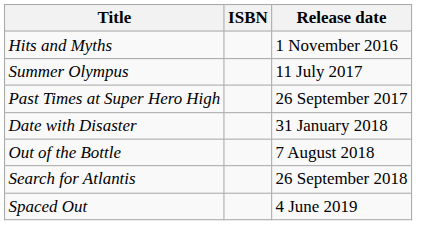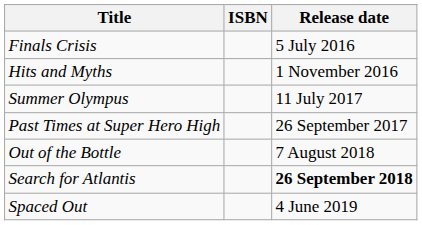+ row: (53, 44)
- row: (73, 125)
(341, 179) normal -> (344, 179) bold
